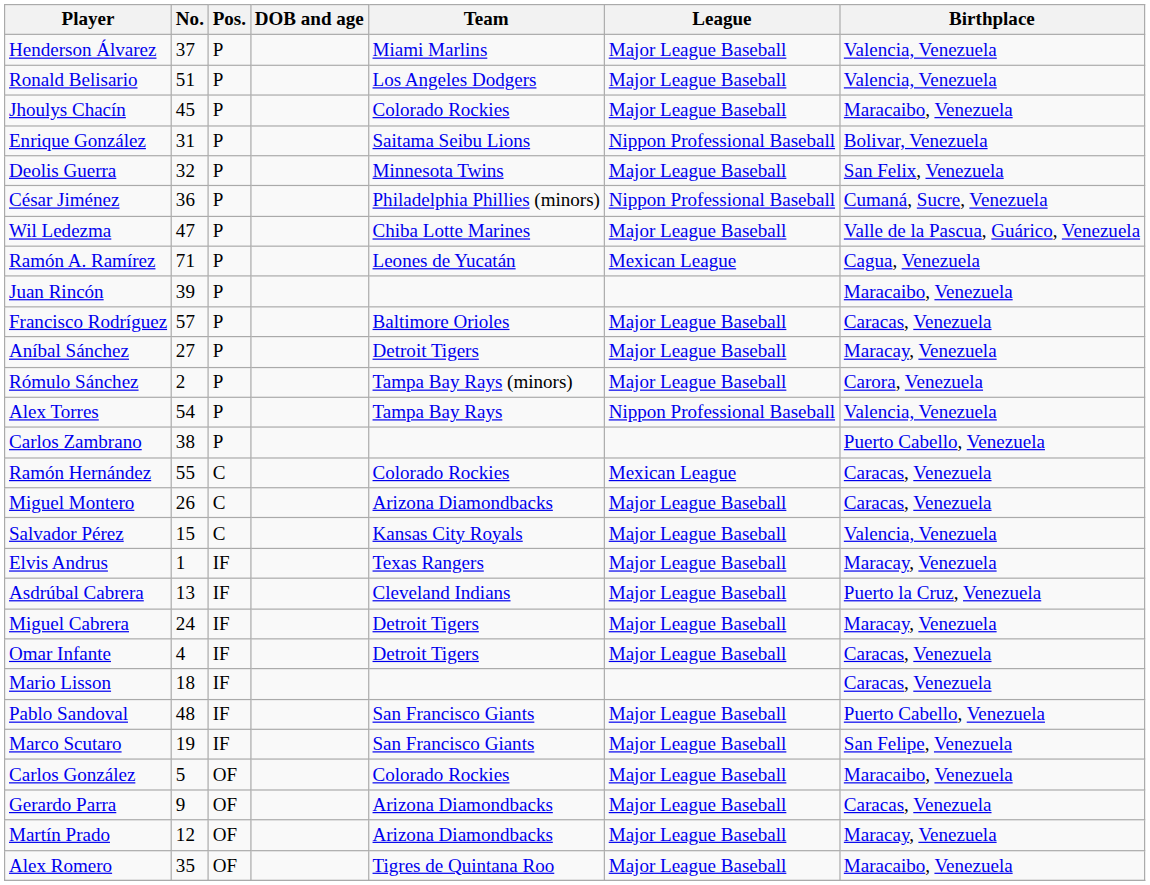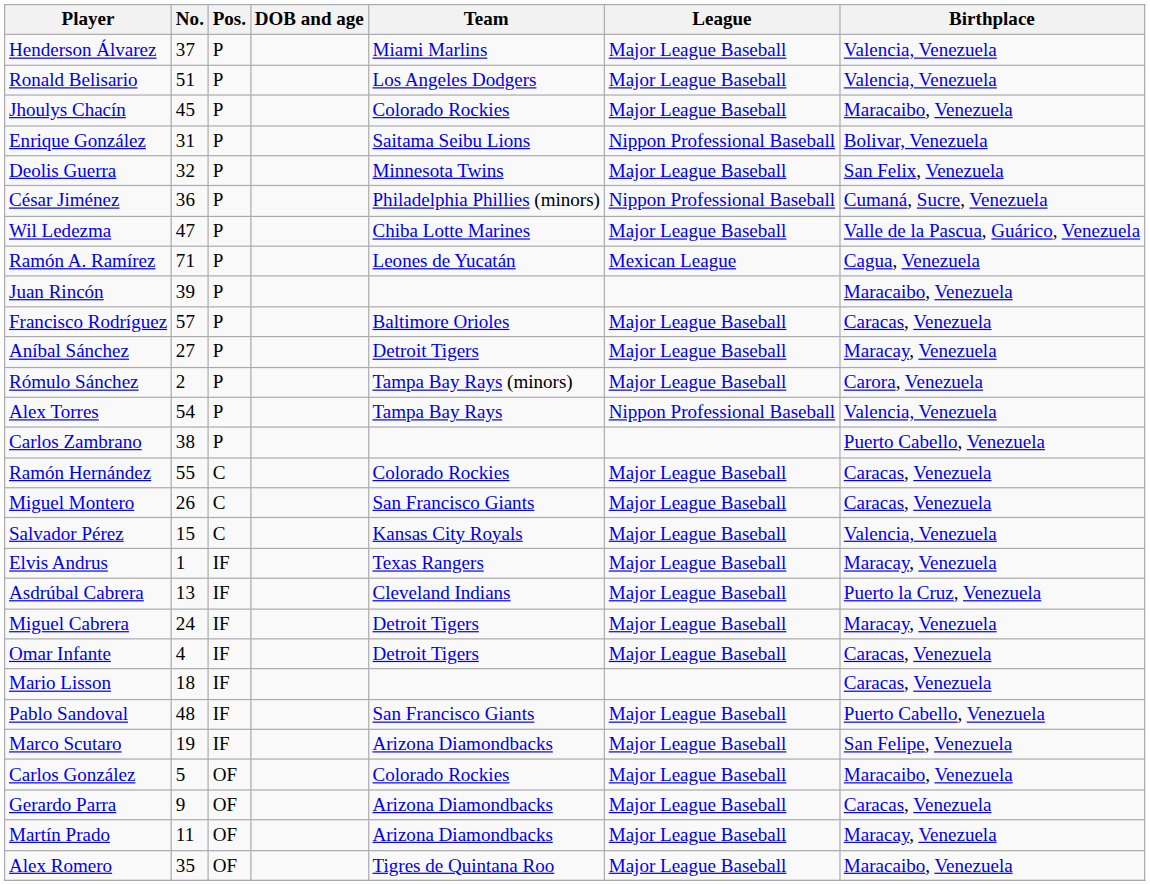(672, 472) Mexican League -> (698, 472) Major League Baseball
(463, 502) Arizona Diamondbacks -> (453, 502) San Francisco Giants
(453, 744) San Francisco Giants -> (463, 744) Arizona Diamondbacks
(185, 834) 12 -> (185, 834) 11
